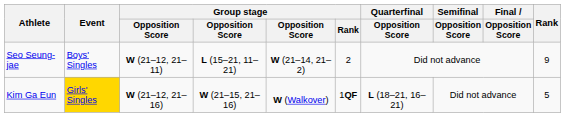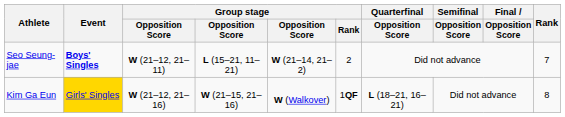(82, 60) normal -> (82, 60) bold
(547, 60) 9 -> (547, 60) 7
(547, 95) 5 -> (547, 95) 8
